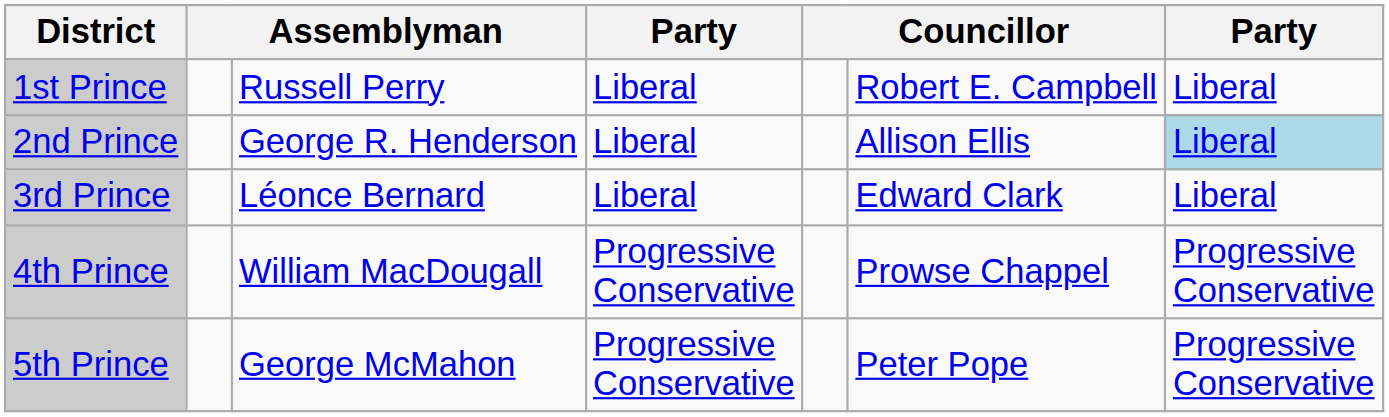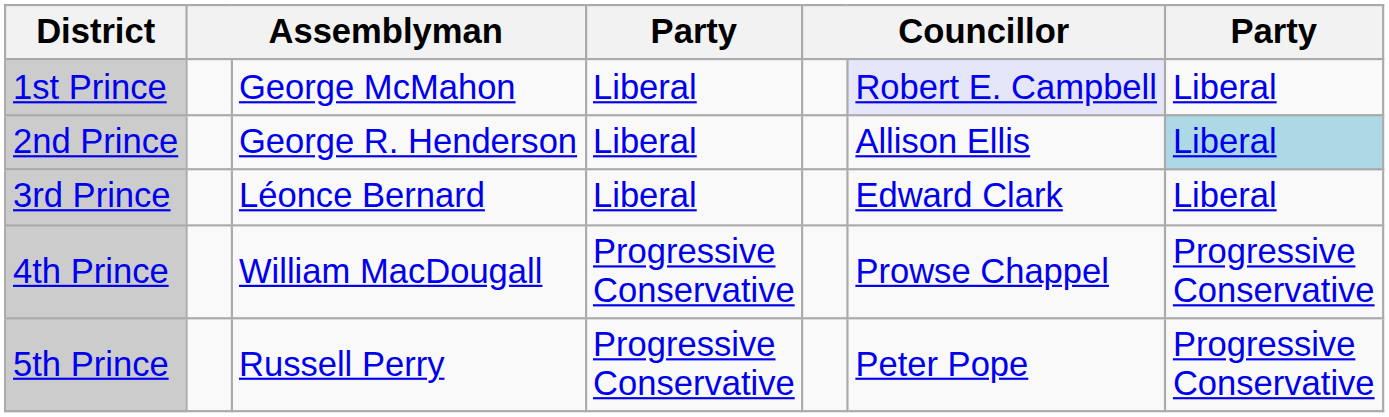(342, 86) Russell Perry -> (377, 86) George McMahon
(1006, 86) no background -> (1006, 86) lavender background
(377, 364) George McMahon -> (342, 364) Russell Perry
